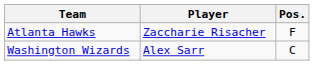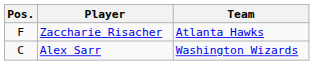columns swapped: (293, 14) <-> (72, 14)
